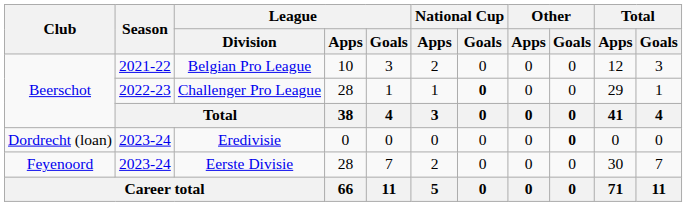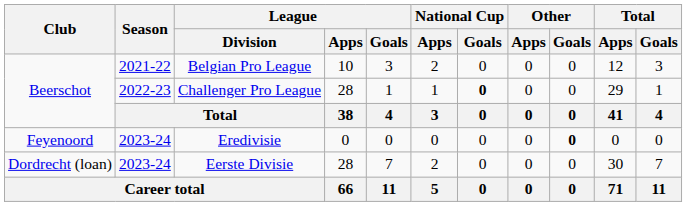(60, 139) Dordrecht (loan) -> (60, 139) Feyenoord
(60, 164) Feyenoord -> (60, 164) Dordrecht (loan)
